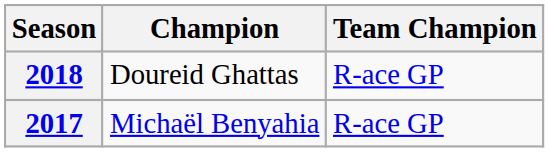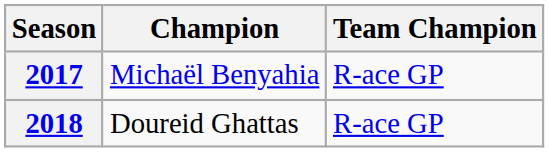rows swapped: (54, 122) <-> (54, 75)
